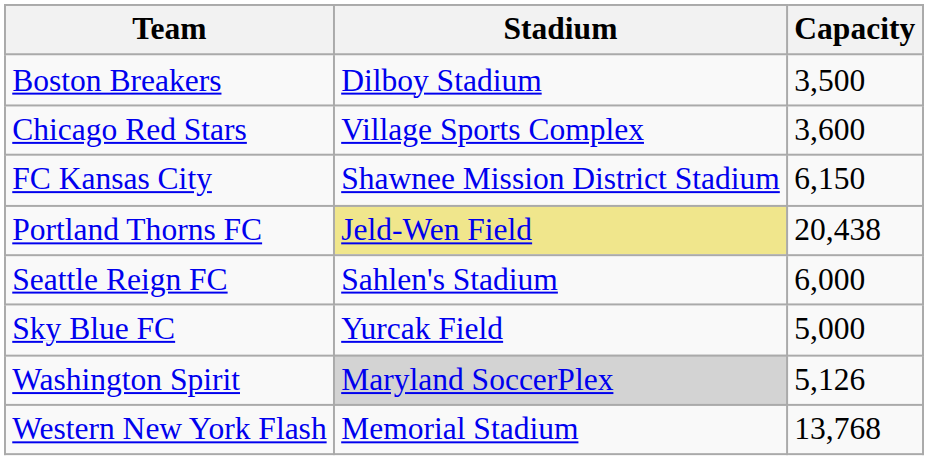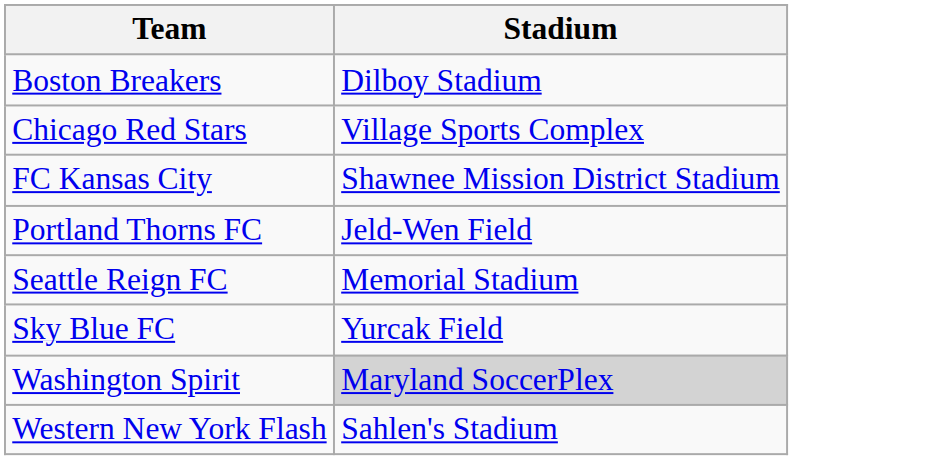- column: (855, 29)
(437, 229) khaki background -> (437, 229) no background
(450, 279) Sahlen's Stadium -> (460, 279) Memorial Stadium
(460, 429) Memorial Stadium -> (450, 429) Sahlen's Stadium
